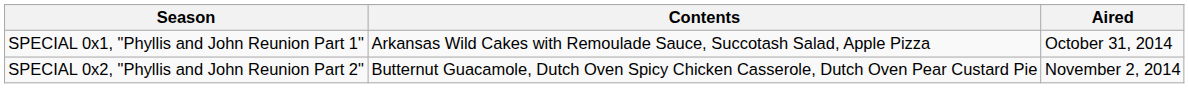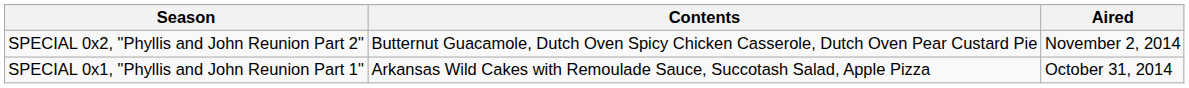rows swapped: (186, 43) <-> (186, 69)
